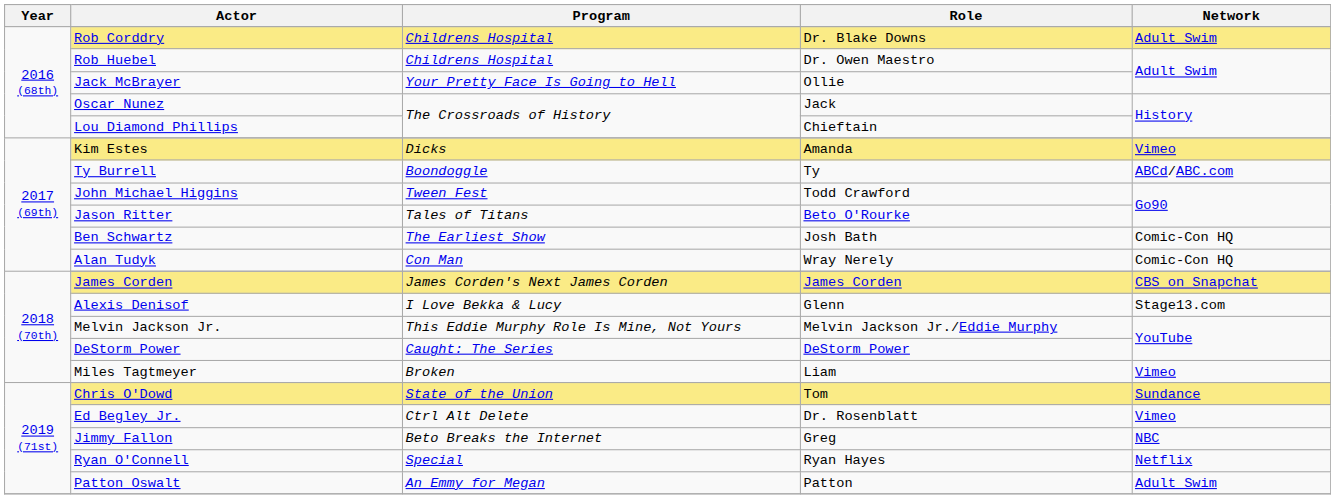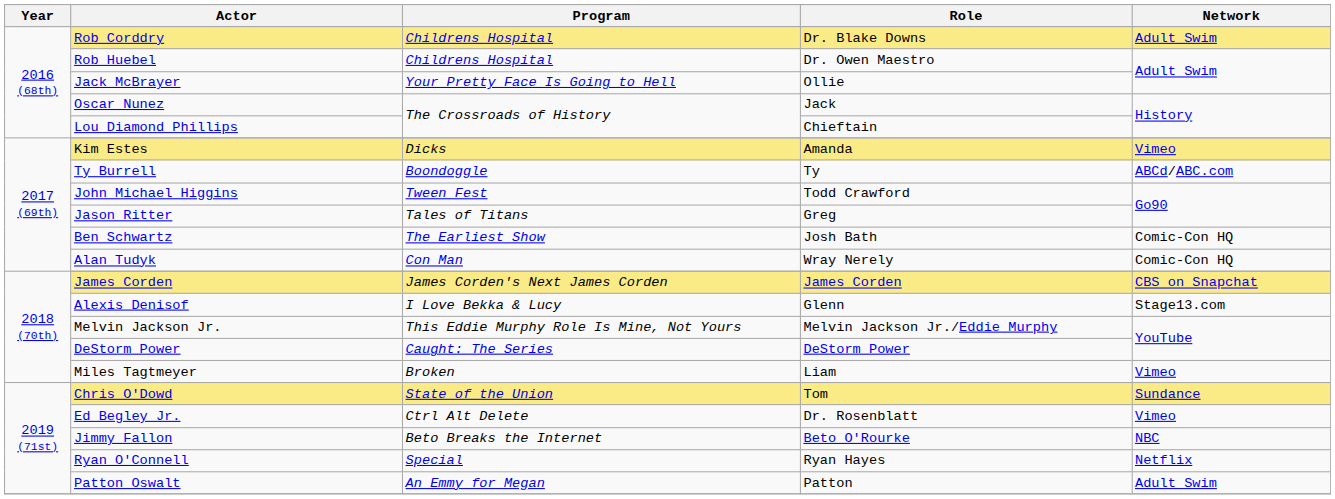(857, 216) Beto O'Rourke -> (820, 216) Greg
(820, 438) Greg -> (857, 438) Beto O'Rourke
